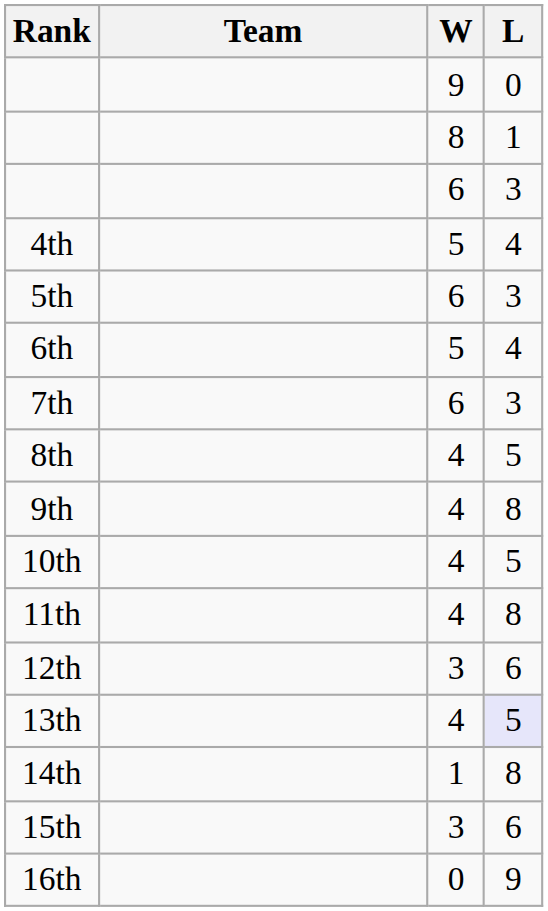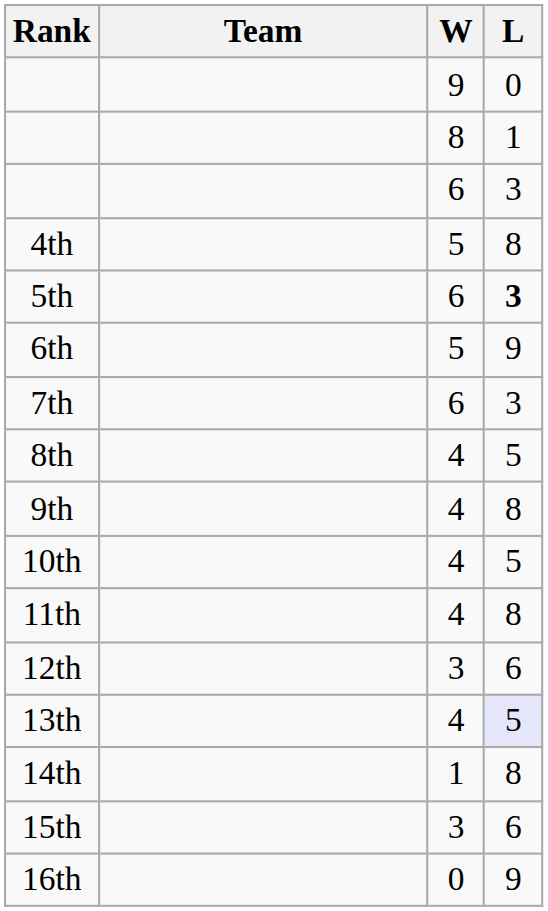(513, 243) 4 -> (513, 243) 8
(513, 296) normal -> (513, 296) bold
(513, 349) 4 -> (513, 349) 9
